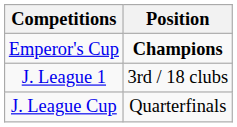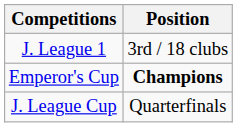rows swapped: (64, 77) <-> (64, 48)
